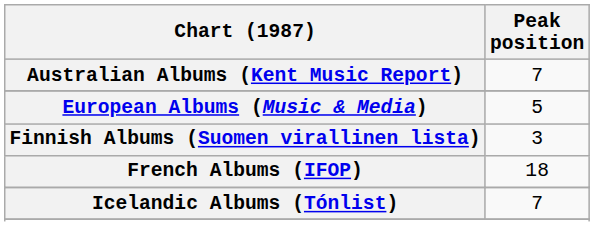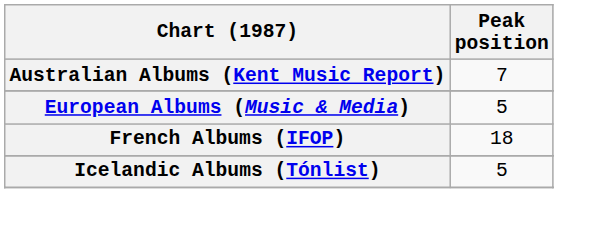- row: (245, 139)
(537, 203) 7 -> (502, 171) 5
